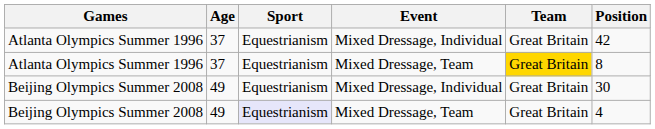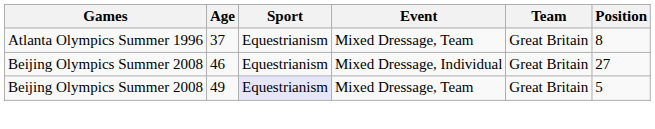- row: (105, 40)
(549, 64) gold background -> (549, 40) no background
(217, 87) 49 -> (217, 64) 46
(603, 87) 30 -> (603, 64) 27
(599, 111) 4 -> (599, 87) 5
